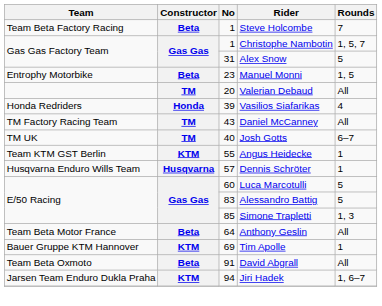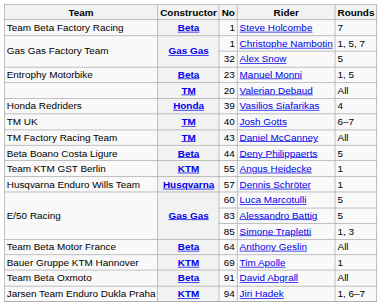(229, 59) 31 -> (229, 59) 32
rows swapped: (263, 137) <-> (279, 121)
+ row: (278, 153)
